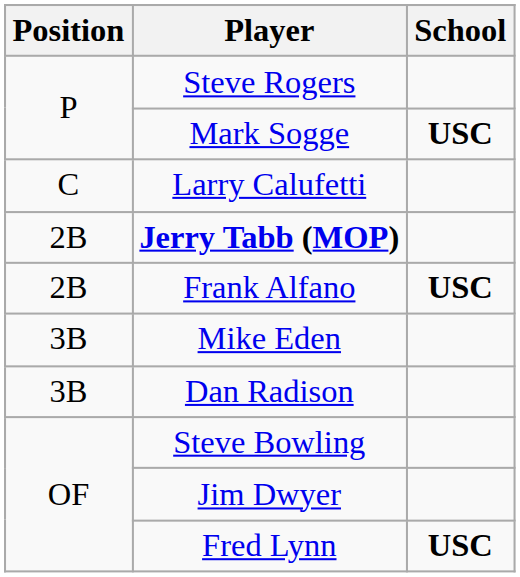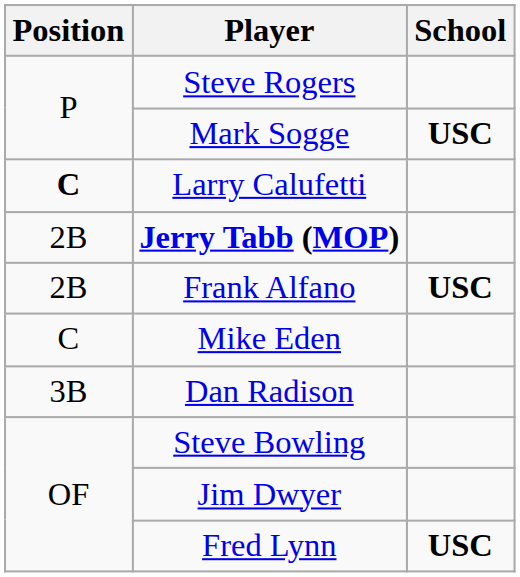(68, 184) normal -> (68, 184) bold
(68, 339) 3B -> (68, 339) C
